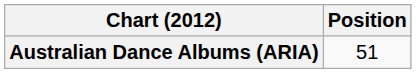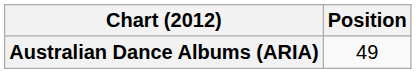(367, 52) 51 -> (367, 52) 49
